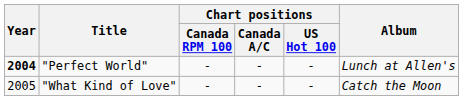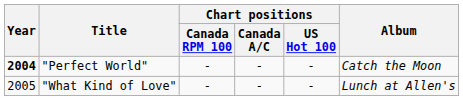(399, 66) Lunch at Allen's -> (392, 66) Catch the Moon
(392, 86) Catch the Moon -> (399, 86) Lunch at Allen's
